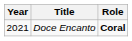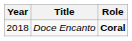(18, 28) 2021 -> (18, 28) 2018
